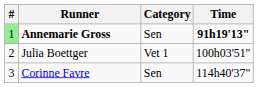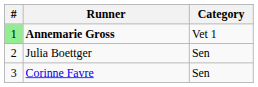- column: (223, 14)
(153, 34) Sen -> (204, 34) Vet 1
(156, 53) Vet 1 -> (201, 53) Sen
